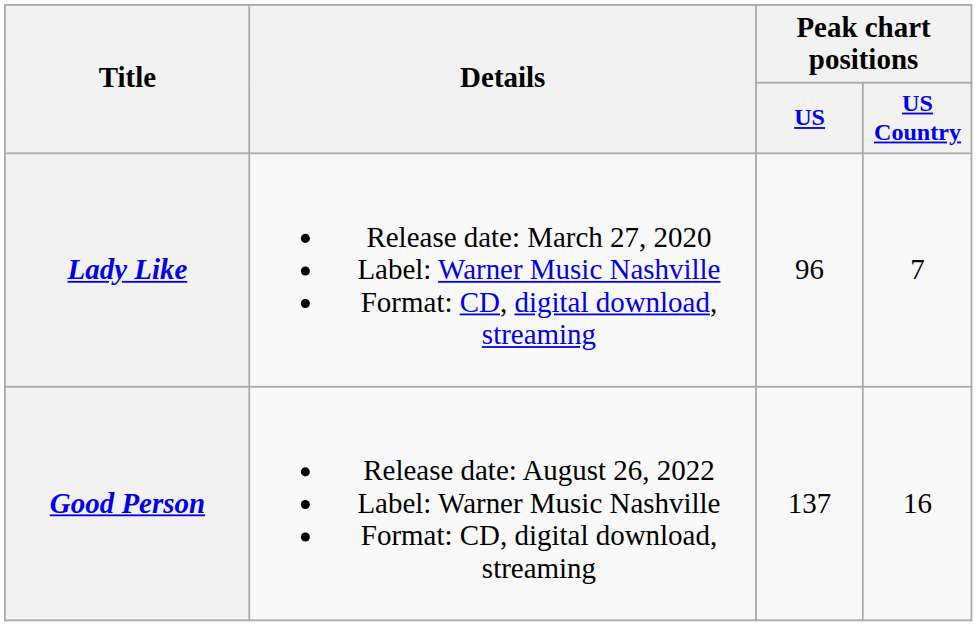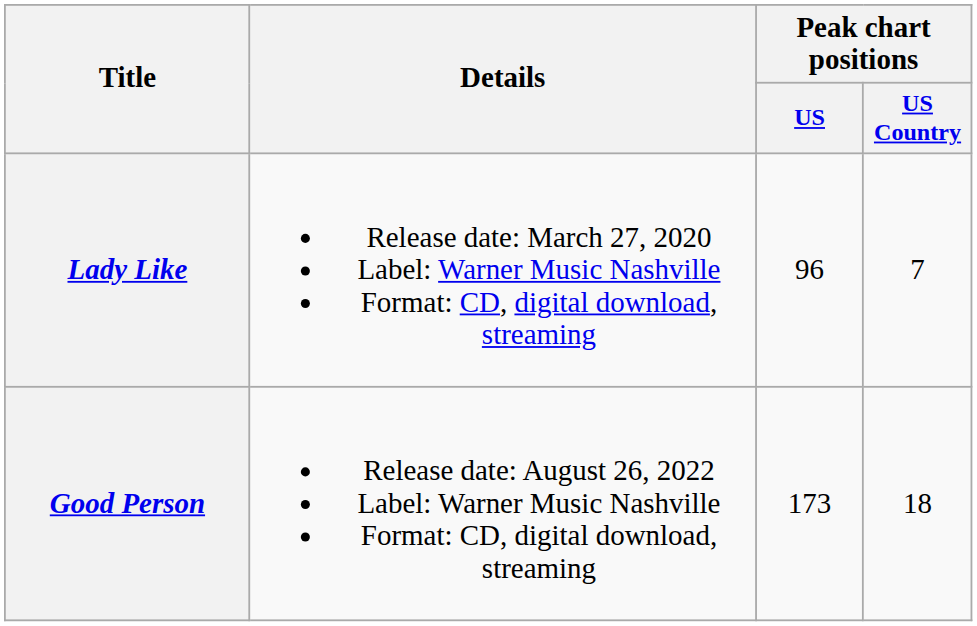(810, 503) 137 -> (810, 503) 173
(918, 503) 16 -> (918, 503) 18
